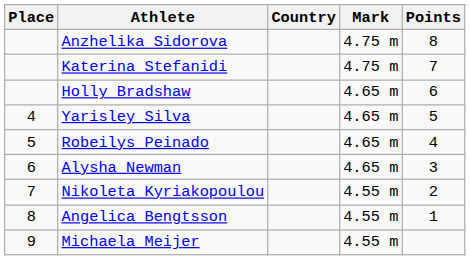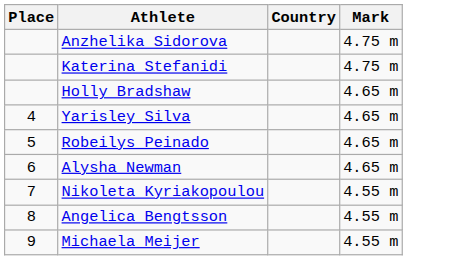- column: (433, 17)
